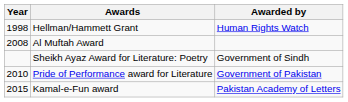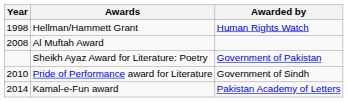(263, 58) Government of Sindh -> (269, 58) Government of Pakistan
(269, 74) Government of Pakistan -> (263, 74) Government of Sindh
(17, 89) 2015 -> (17, 89) 2014
